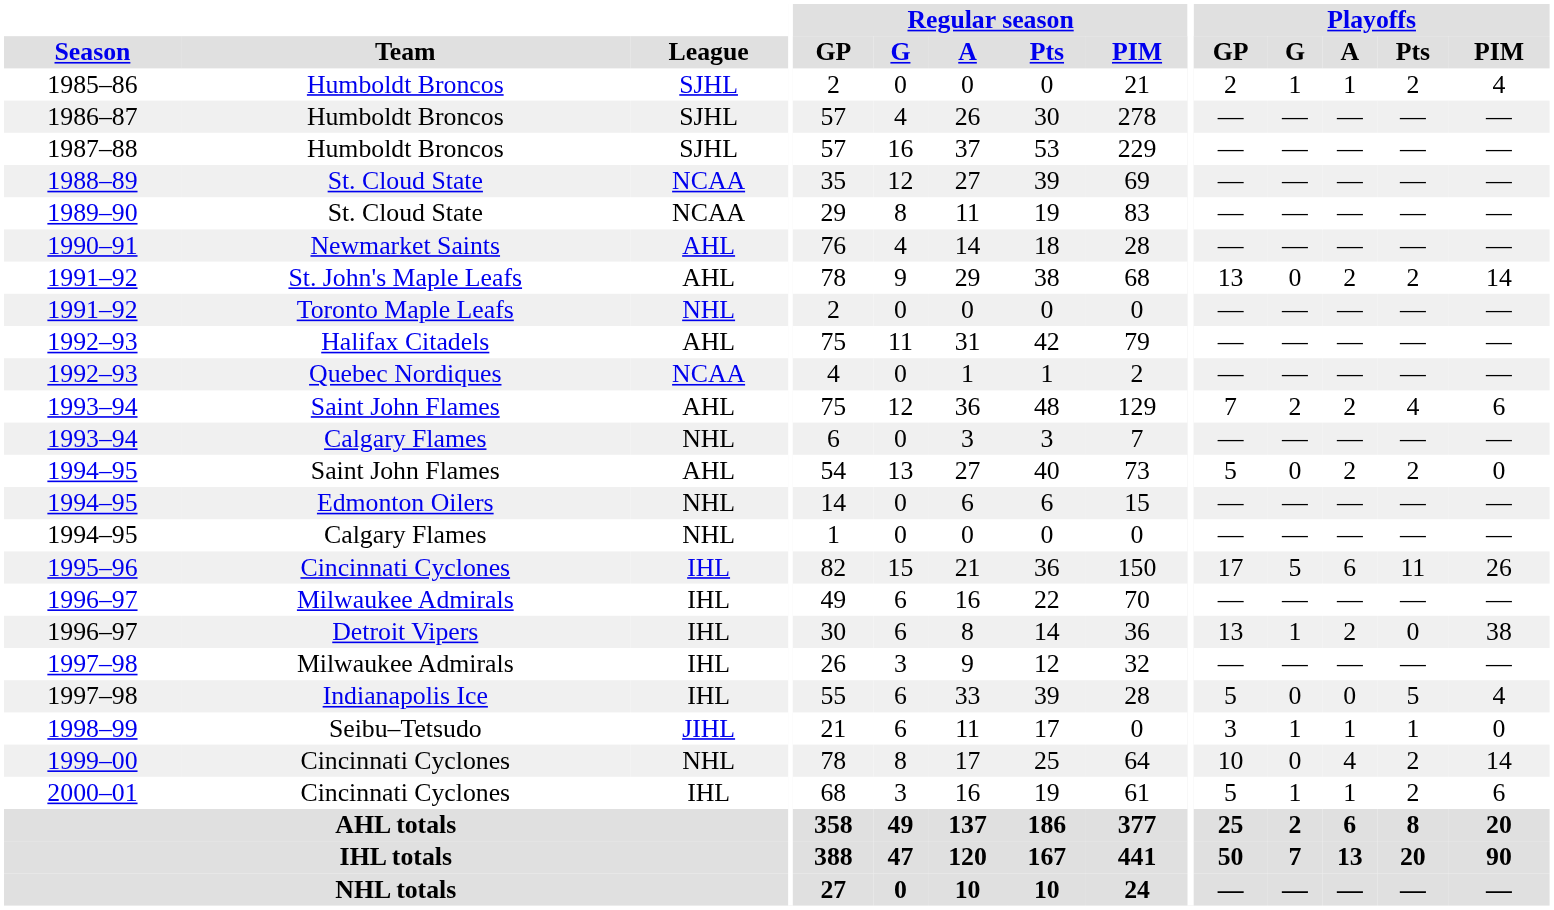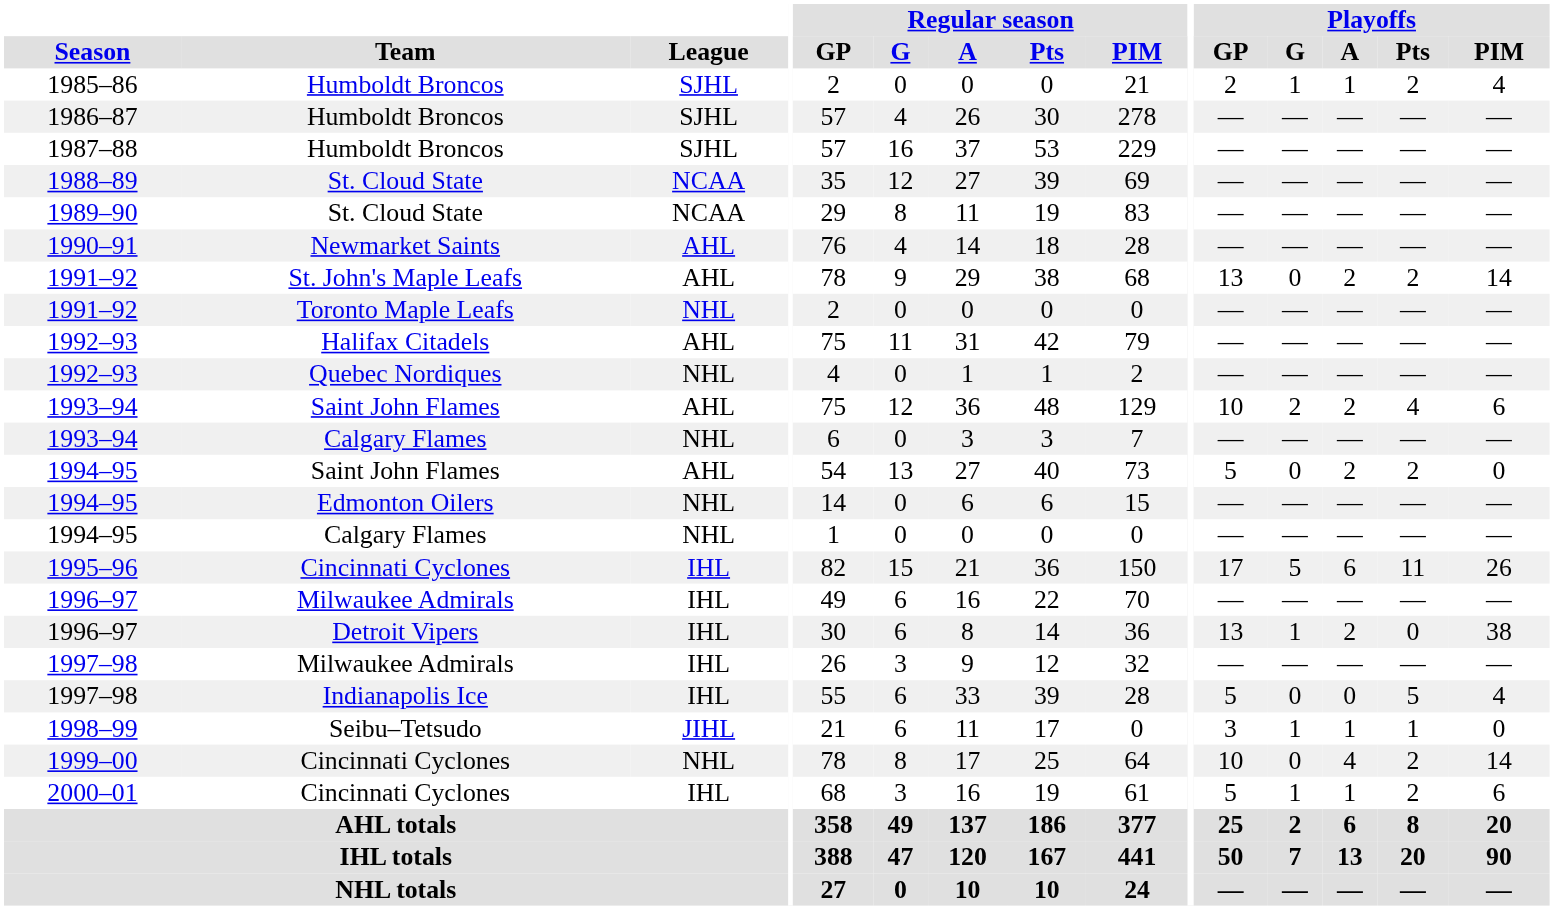(709, 373) NCAA -> (709, 373) NHL
(1231, 406) 7 -> (1231, 406) 10
